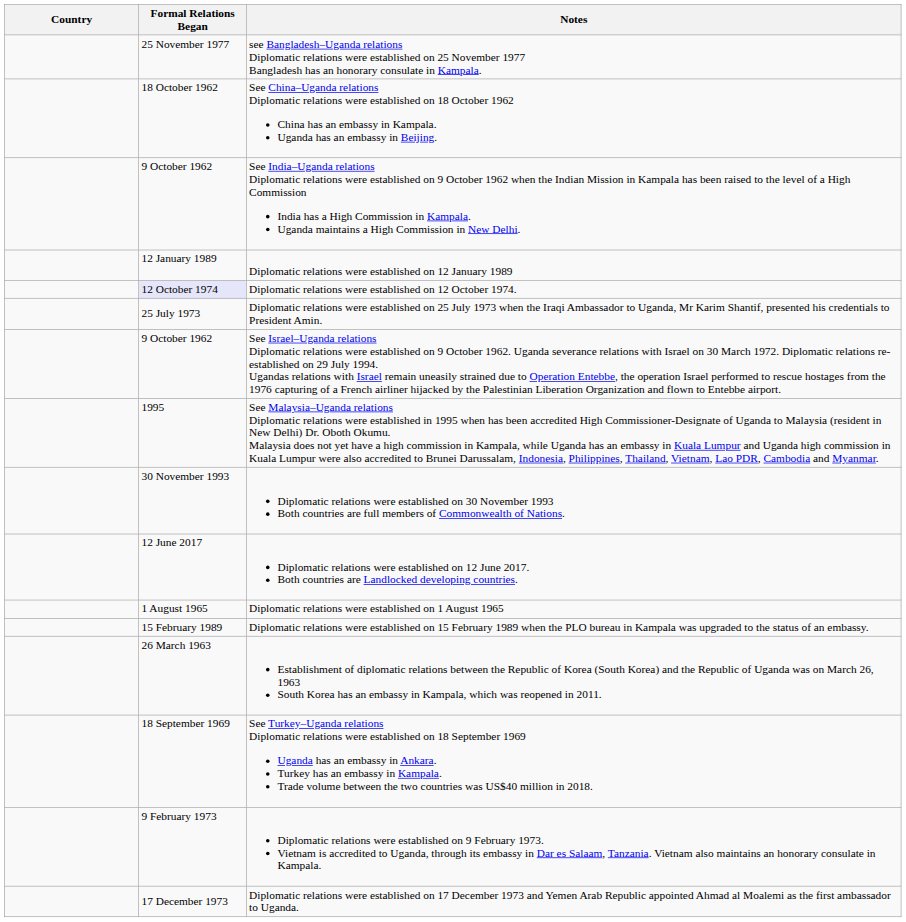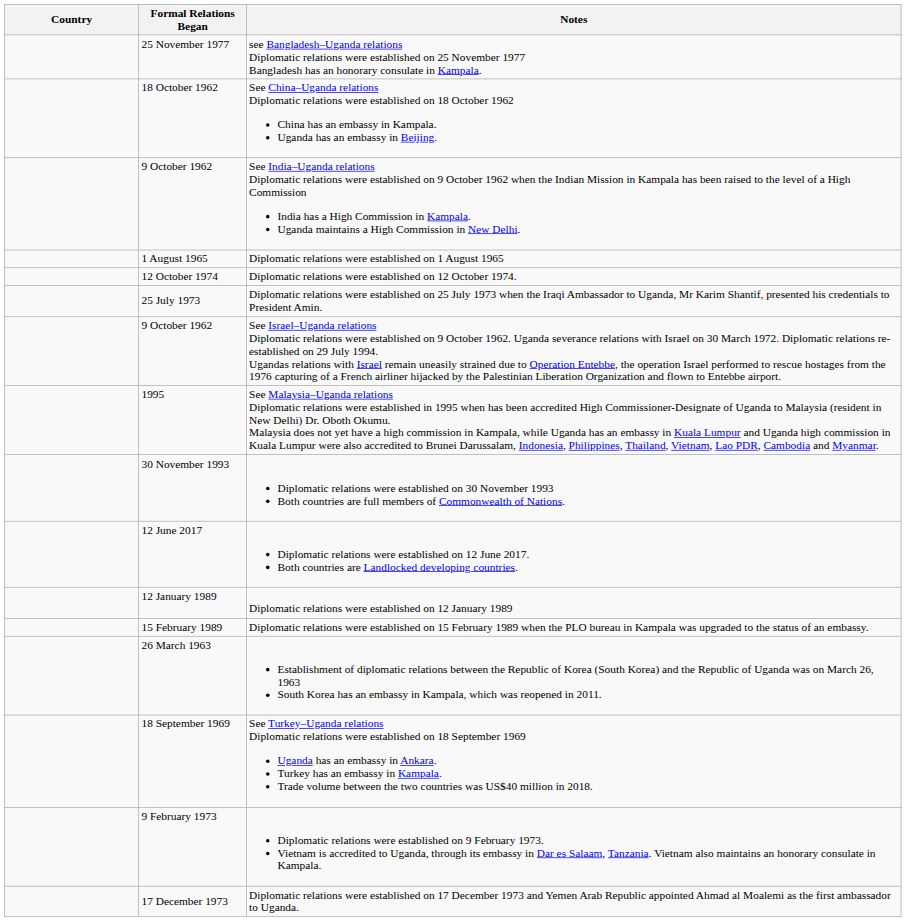rows swapped: (381, 271) <-> (376, 609)
(180, 289) lavender background -> (180, 276) no background
